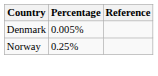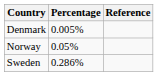(65, 46) 0.25% -> (65, 46) 0.05%
+ row: (23, 63)
